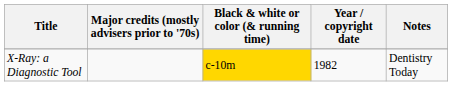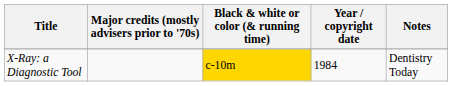(325, 65) 1982 -> (325, 65) 1984
